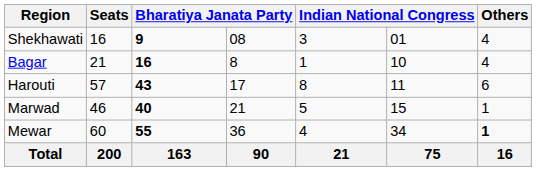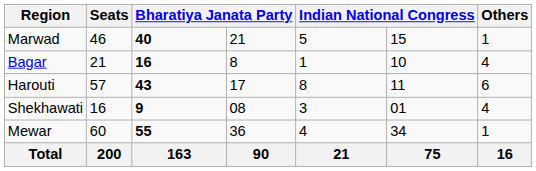rows swapped: (34, 108) <-> (45, 39)
(485, 131) bold -> (485, 131) normal
